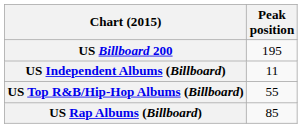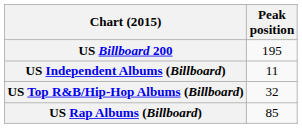(272, 92) 55 -> (272, 92) 32
